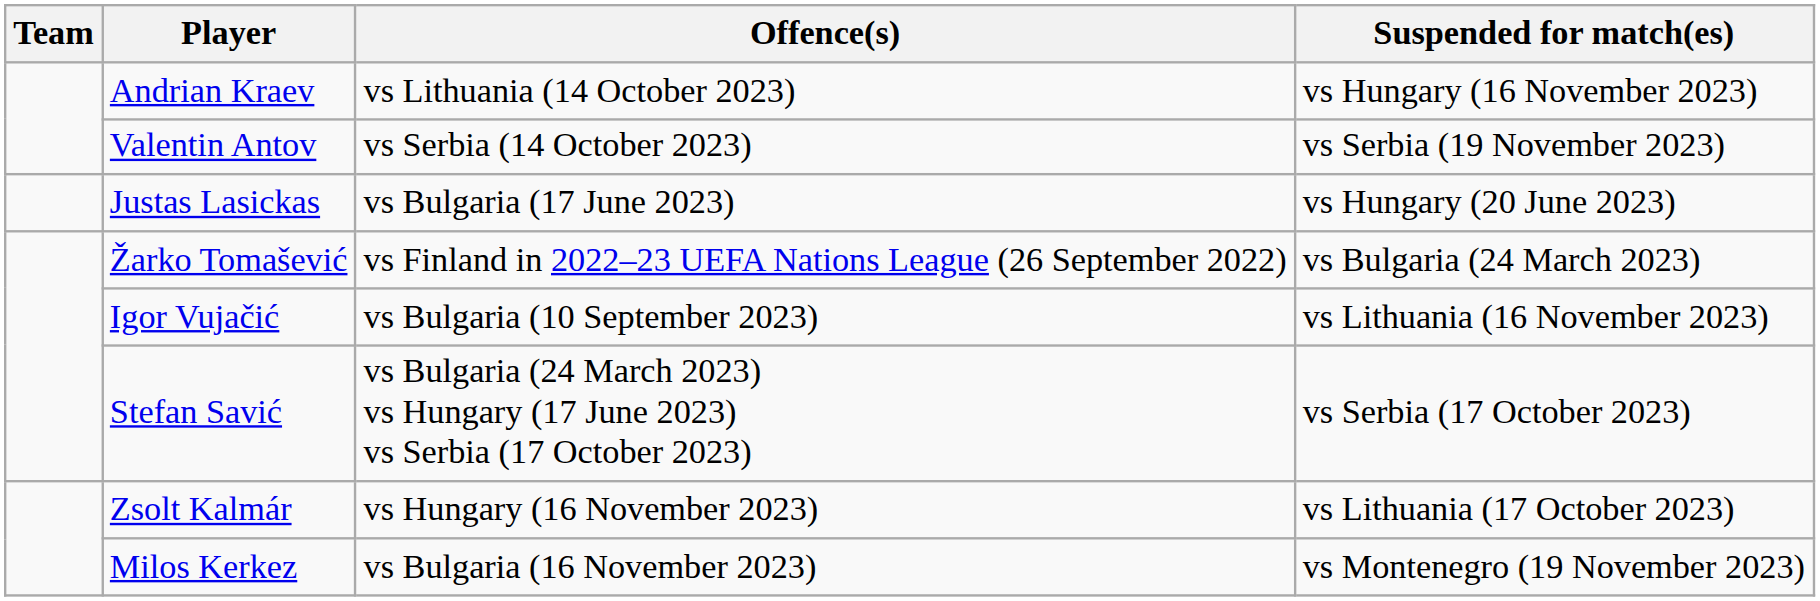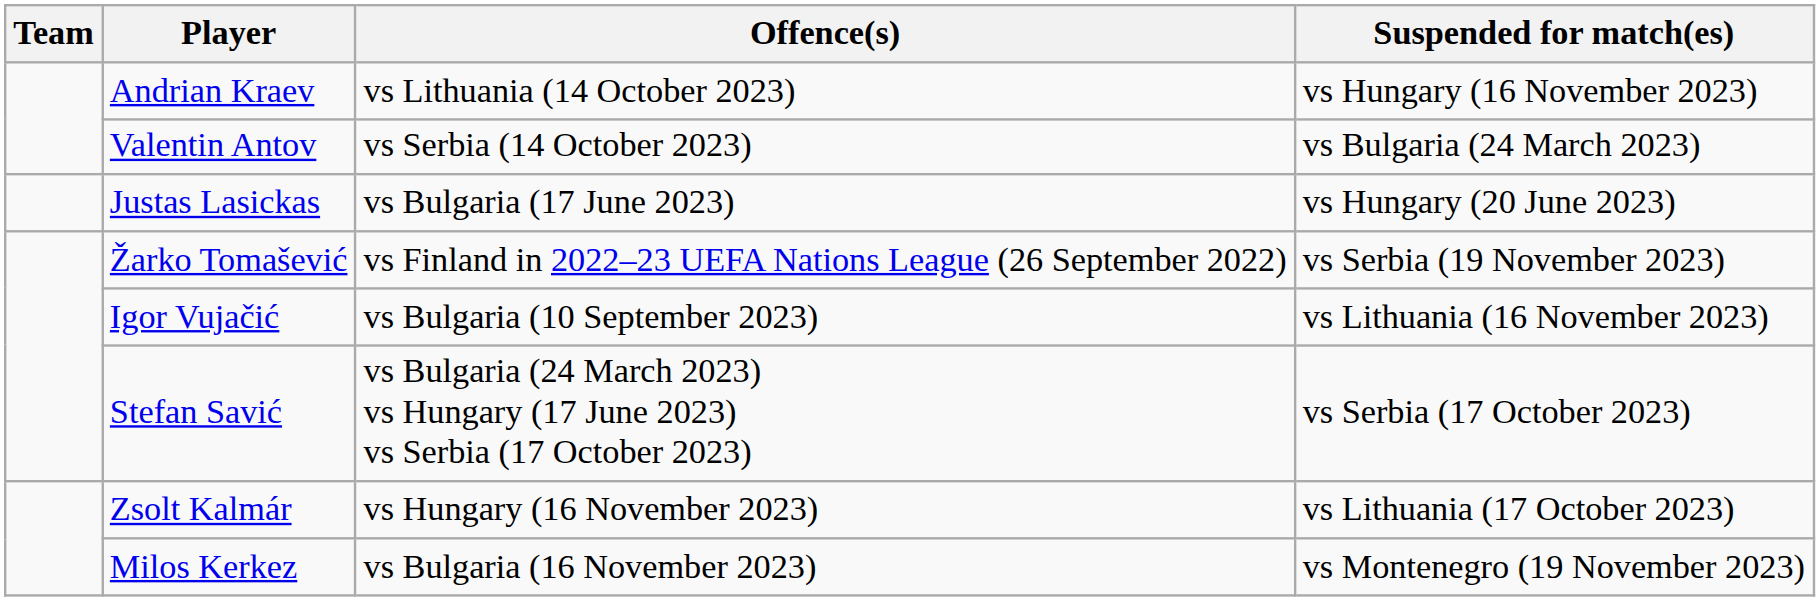(1514, 146) vs Serbia (19 November 2023) -> (1502, 146) vs Bulgaria (24 March 2023)
(1502, 259) vs Bulgaria (24 March 2023) -> (1514, 259) vs Serbia (19 November 2023)
